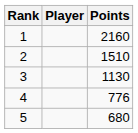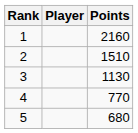(119, 97) 776 -> (119, 97) 770
